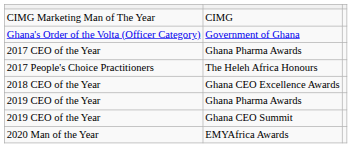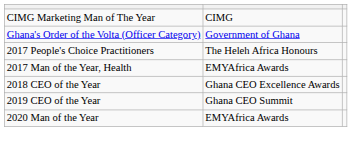- row: (54, 51)
+ row: (69, 67)
- row: (54, 101)
